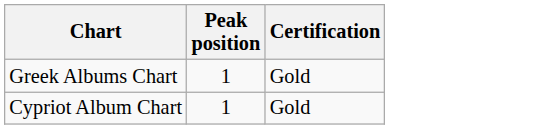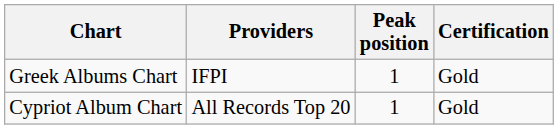+ column: (271, 32)
